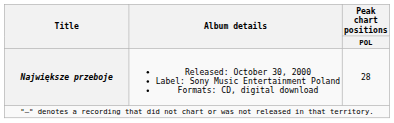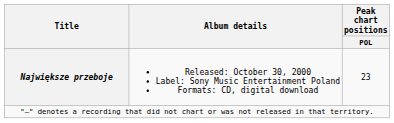(366, 77) 28 -> (366, 77) 23
